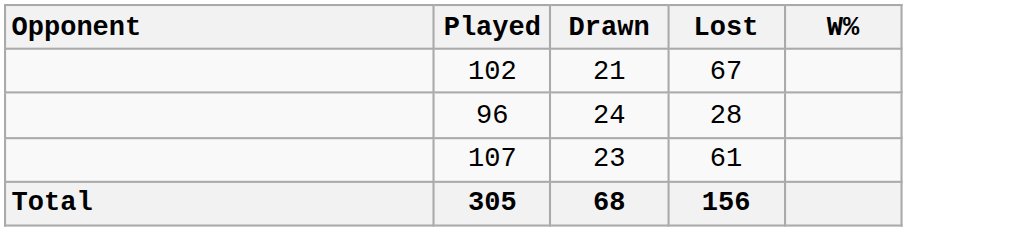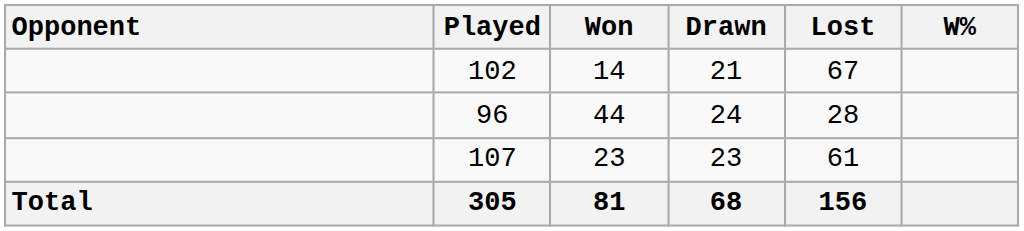+ column: (609, 27)
